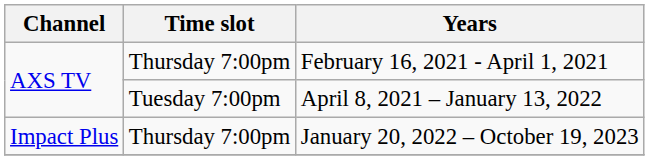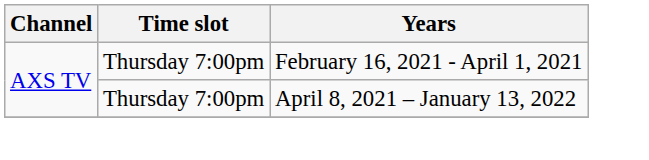(205, 98) Tuesday 7:00pm -> (184, 98) Thursday 7:00pm
- row: (470, 136)
